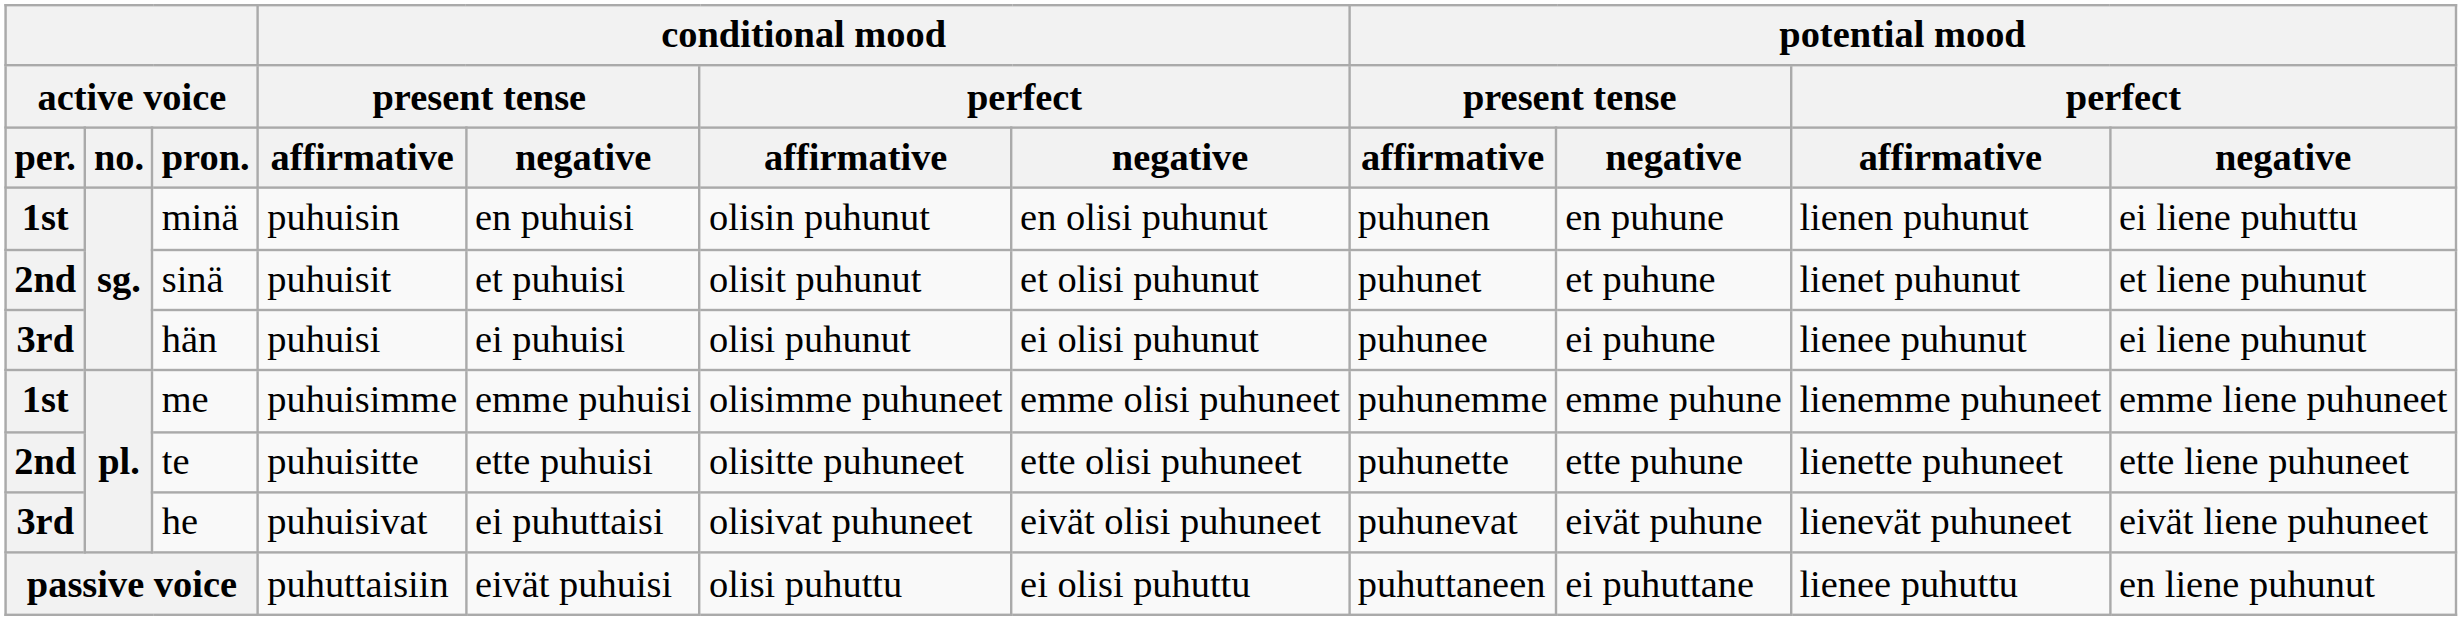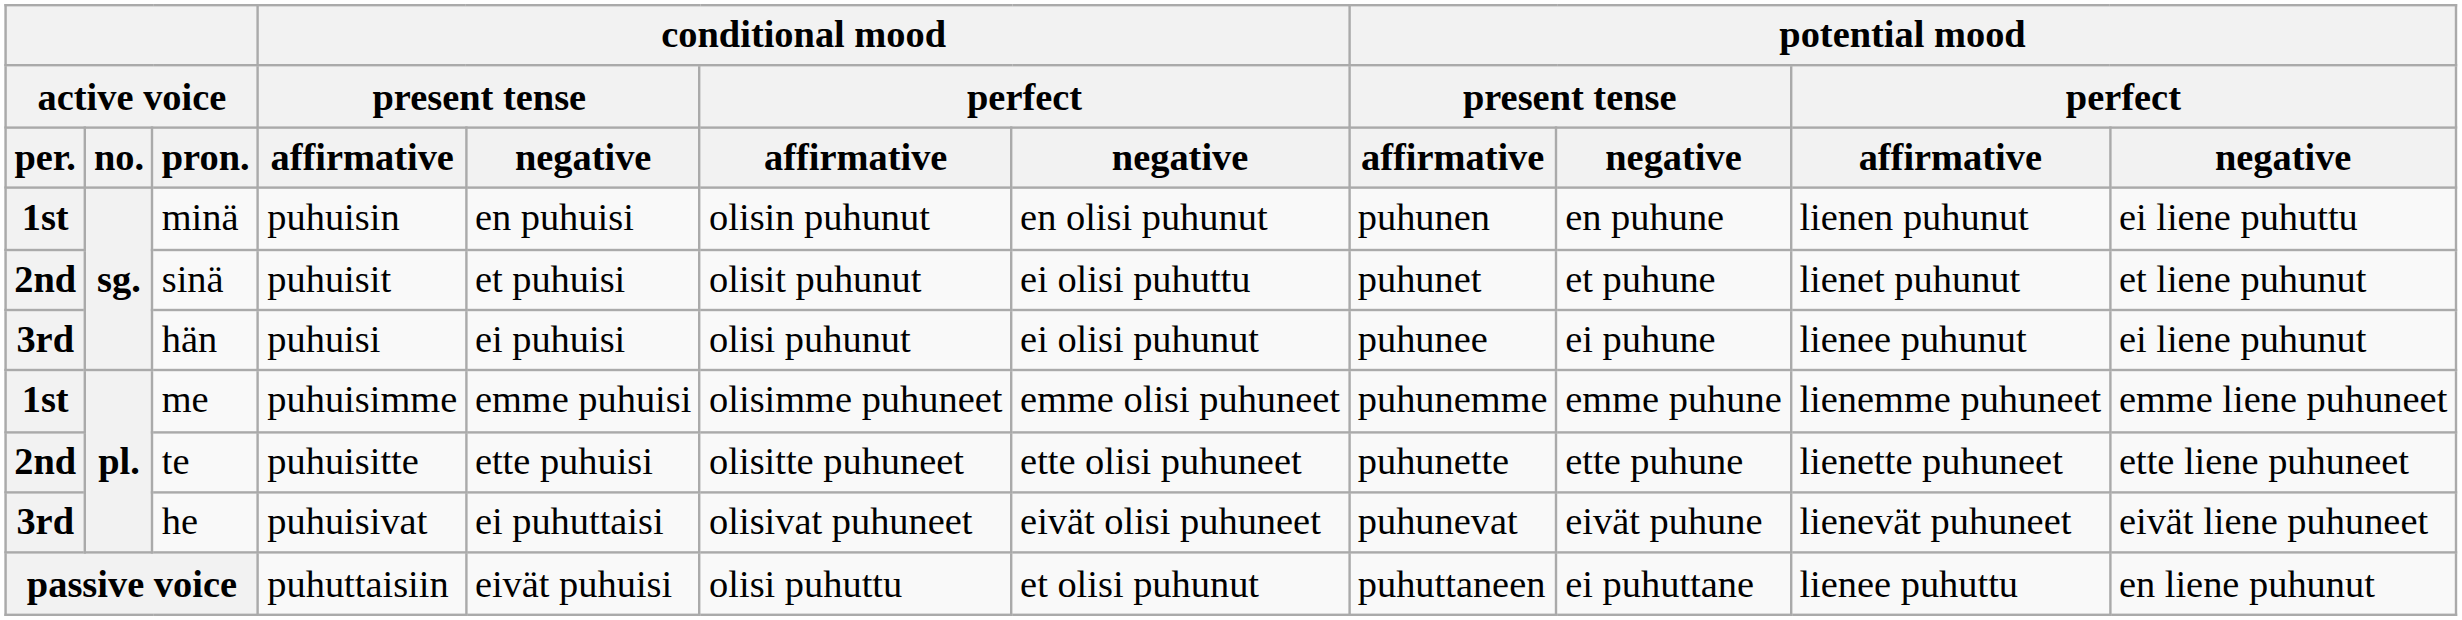(1140, 278) et olisi puhunut -> (1135, 278) ei olisi puhuttu
(1135, 583) ei olisi puhuttu -> (1140, 583) et olisi puhunut
